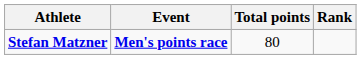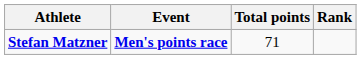(272, 41) 80 -> (272, 41) 71
